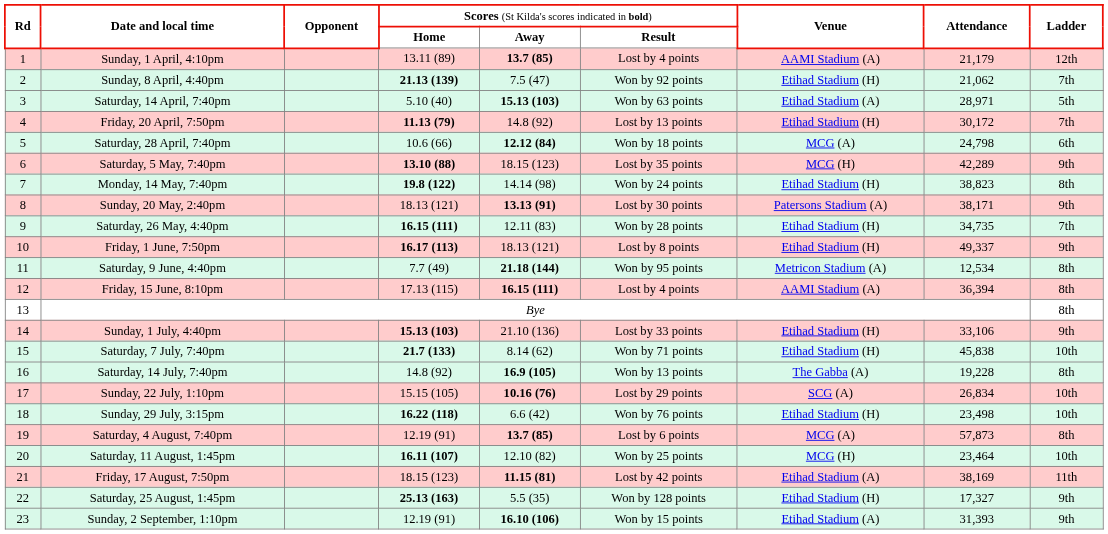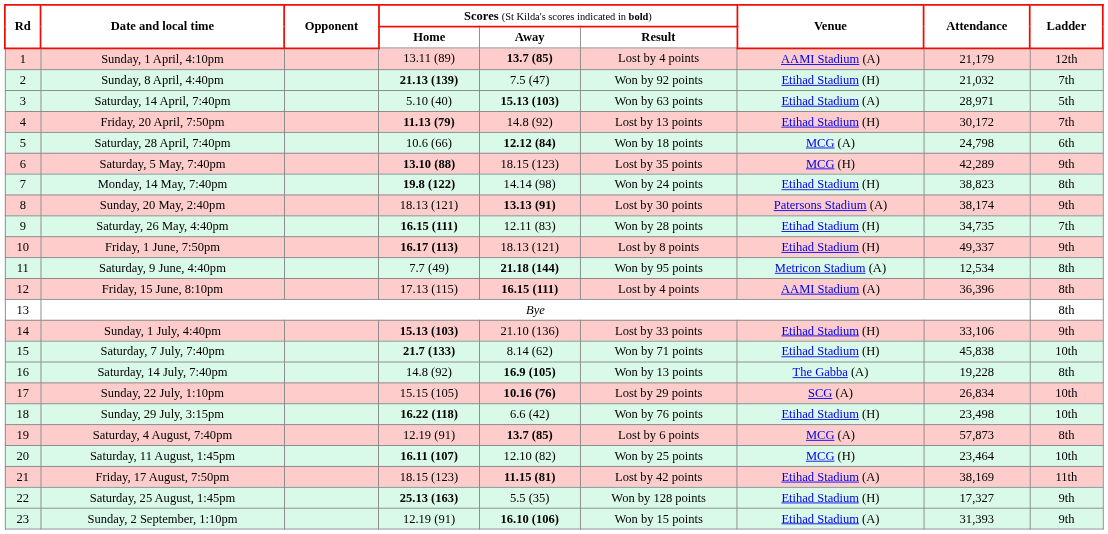(977, 79) 21,062 -> (977, 79) 21,032
(977, 205) 38,171 -> (977, 205) 38,174
(977, 288) 36,394 -> (977, 288) 36,396
